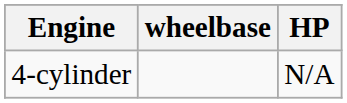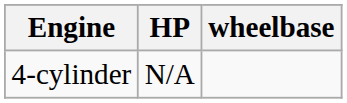columns swapped: (309, 27) <-> (208, 27)
